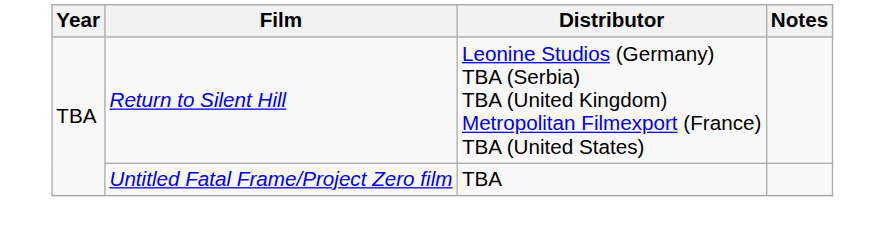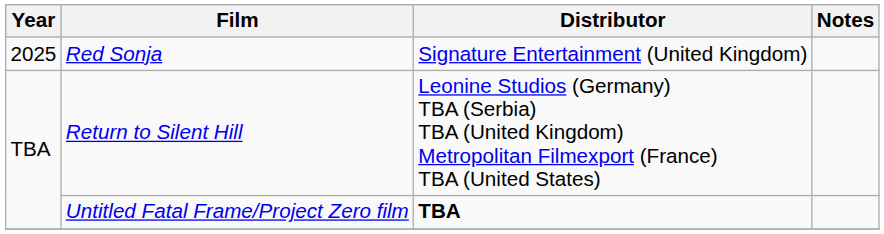+ row: (114, 53)
(482, 179) normal -> (440, 211) bold
